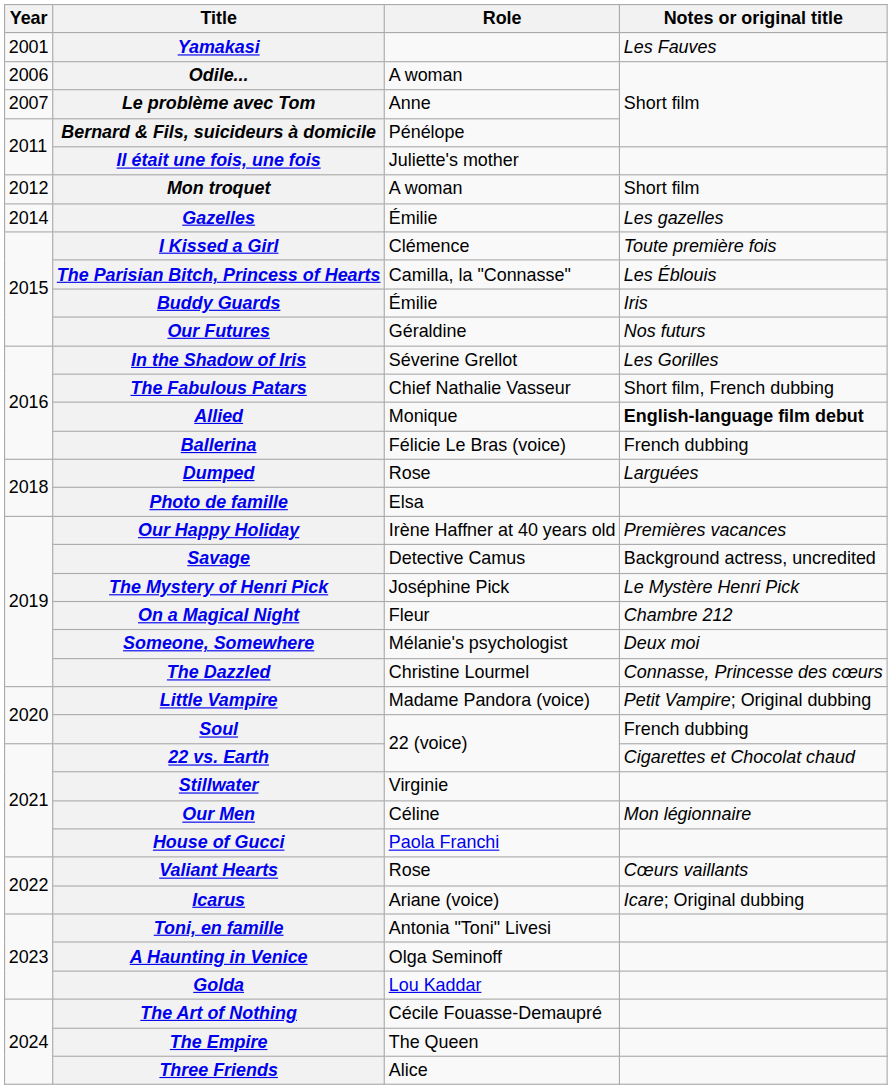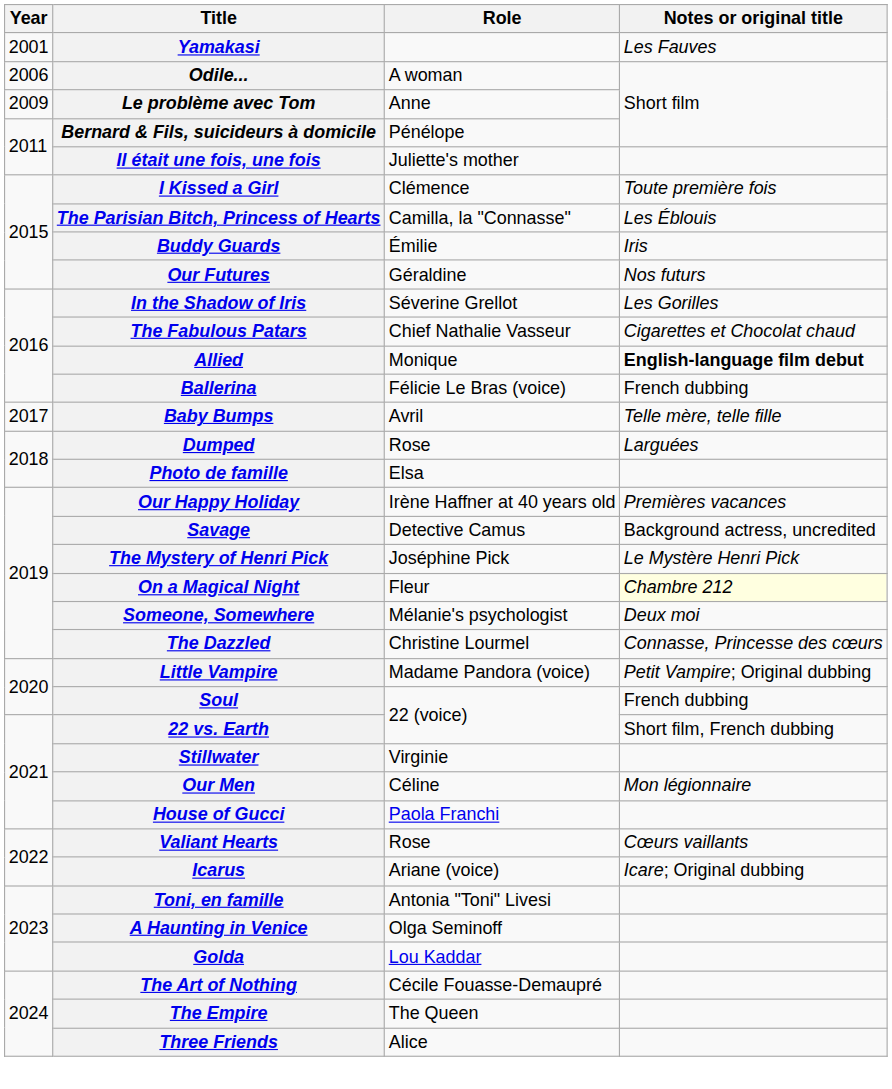(29, 103) 2007 -> (29, 103) 2009
- row: (219, 189)
- row: (219, 217)
(729, 388) Short film, French dubbing -> (739, 331) Cigarettes et Chocolat chaud
+ row: (219, 416)
(678, 615) no background -> (678, 587) lightyellow background
(739, 757) Cigarettes et Chocolat chaud -> (729, 729) Short film, French dubbing
